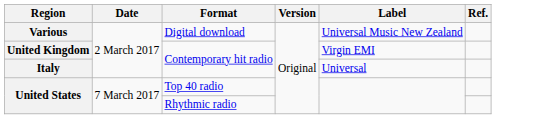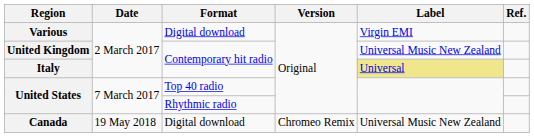(392, 31) Universal Music New Zealand -> (386, 31) Virgin EMI
(348, 50) Virgin EMI -> (430, 50) Universal Music New Zealand
(344, 68) no background -> (382, 68) khaki background
+ row: (48, 123)
